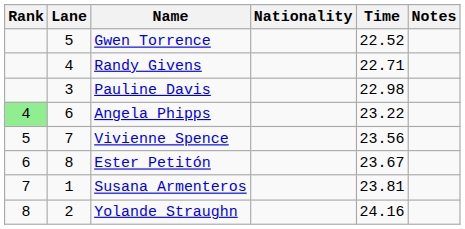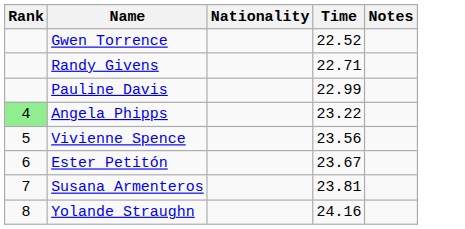- column: (69, 17)
(382, 90) 22.98 -> (339, 90) 22.99
